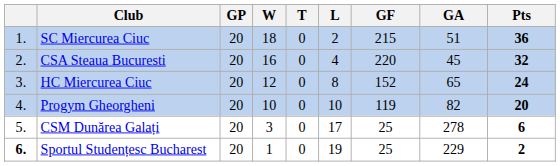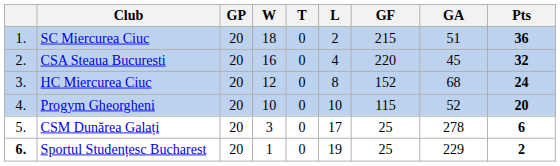(454, 82) 65 -> (454, 82) 68
(385, 104) 119 -> (385, 104) 115
(454, 104) 82 -> (454, 104) 52
